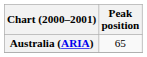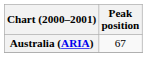(120, 43) 65 -> (120, 43) 67
